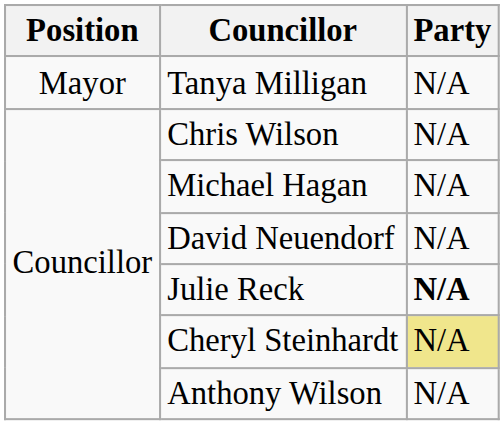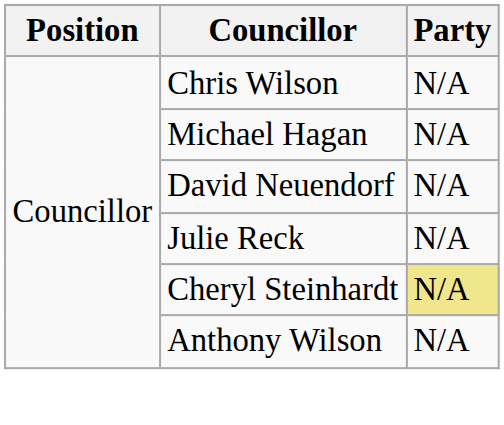- row: (267, 82)
(442, 289) bold -> (442, 237) normal
